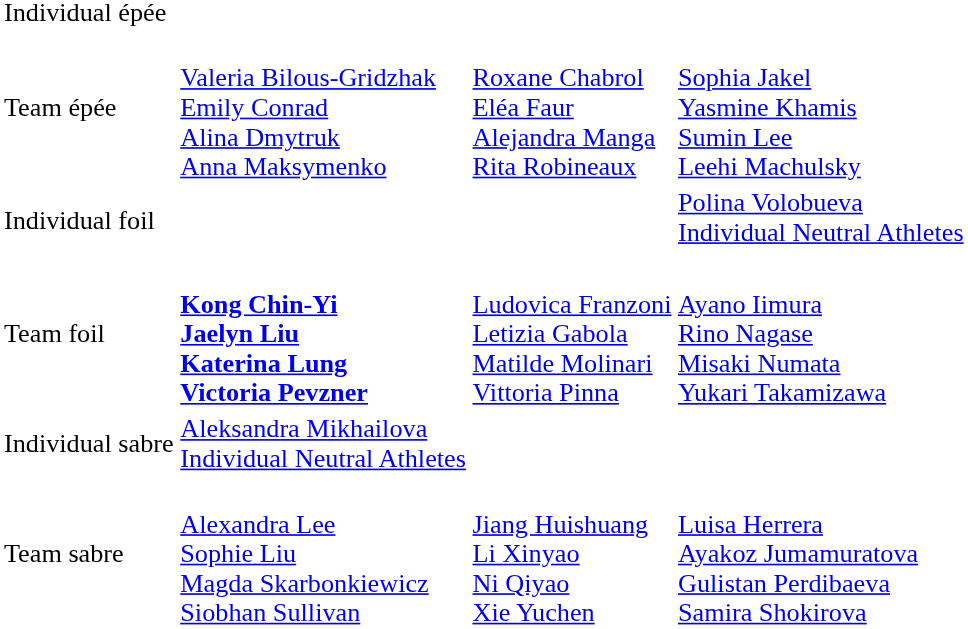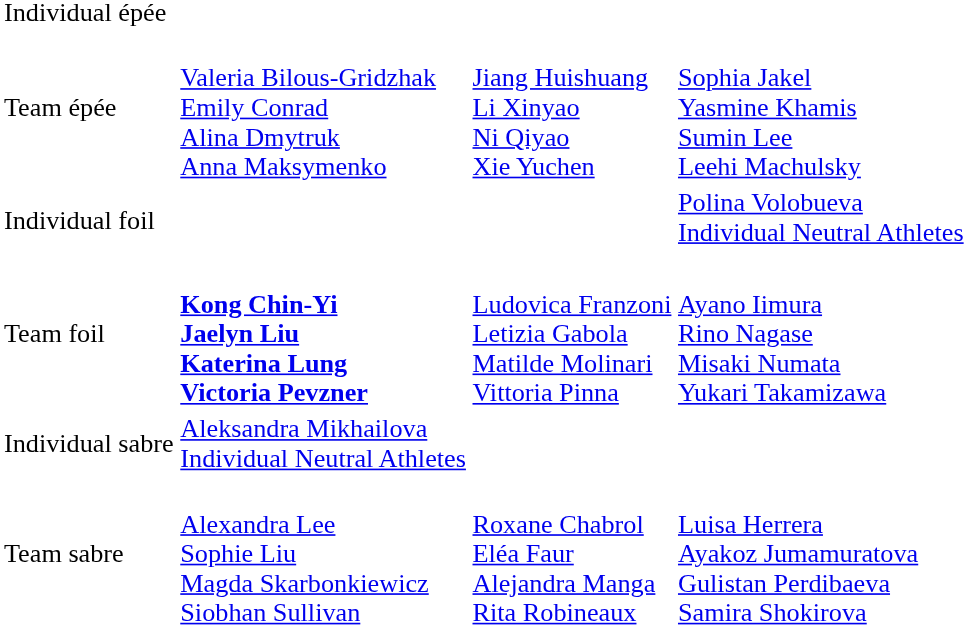(564, 122) Roxane Chabrol Eléa Faur Alejandra Manga Rita Robineaux -> (560, 122) Jiang Huishuang Li Xinyao Ni Qiyao Xie Yuchen
(560, 568) Jiang Huishuang Li Xinyao Ni Qiyao Xie Yuchen -> (564, 568) Roxane Chabrol Eléa Faur Alejandra Manga Rita Robineaux
